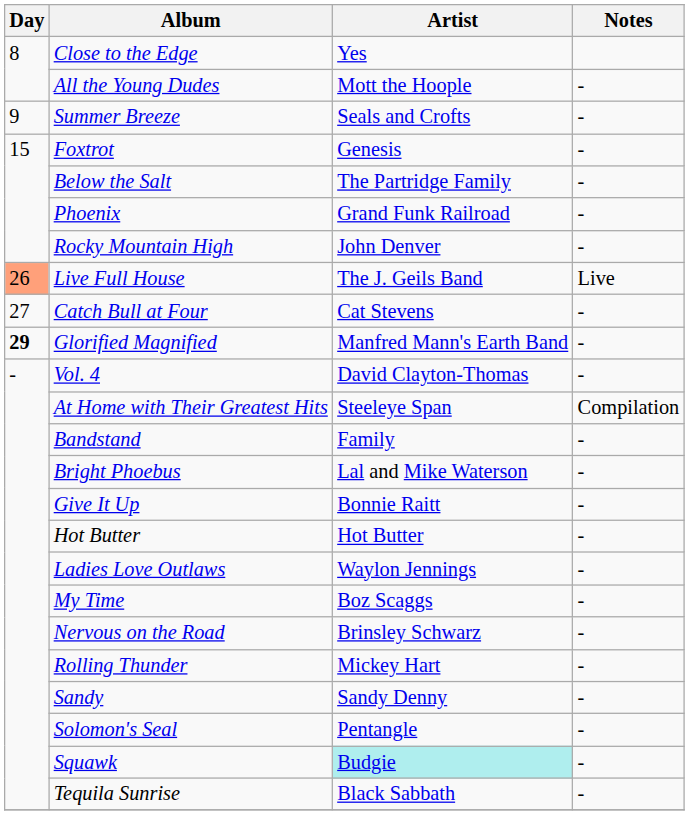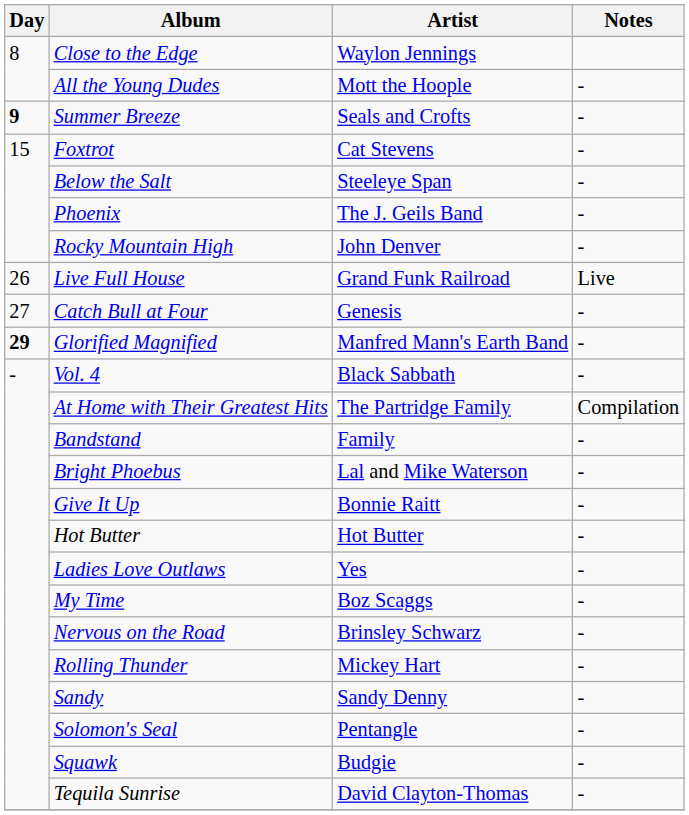(352, 52) Yes -> (407, 52) Waylon Jennings
(14, 117) normal -> (14, 117) bold
(369, 149) Genesis -> (385, 149) Cat Stevens
(424, 181) The Partridge Family -> (394, 181) Steeleye Span
(424, 213) Grand Funk Railroad -> (410, 213) The J. Geils Band
(19, 278) lightsalmon background -> (19, 278) no background
(410, 278) The J. Geils Band -> (424, 278) Grand Funk Railroad
(385, 310) Cat Stevens -> (369, 310) Genesis
(433, 375) David Clayton-Thomas -> (396, 375) Black Sabbath
(394, 407) Steeleye Span -> (424, 407) The Partridge Family
(407, 568) Waylon Jennings -> (352, 568) Yes
(367, 761) paleturquoise background -> (367, 761) no background
(396, 794) Black Sabbath -> (433, 794) David Clayton-Thomas
